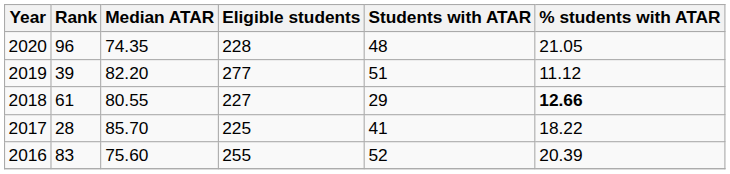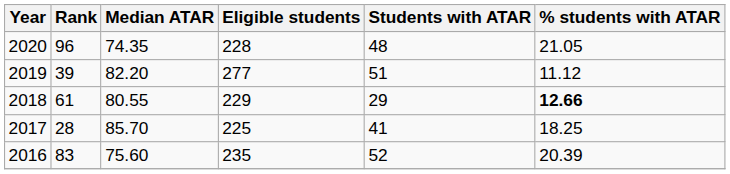(237, 100) 227 -> (237, 100) 229
(561, 127) 18.22 -> (561, 127) 18.25
(237, 155) 255 -> (237, 155) 235
